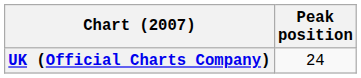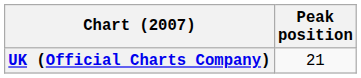(315, 61) 24 -> (315, 61) 21
